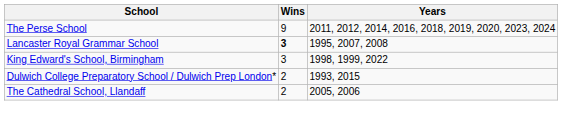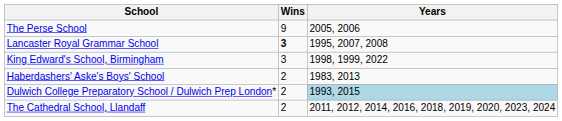(432, 28) 2011, 2012, 2014, 2016, 2018, 2019, 2020, 2023, 2024 -> (335, 28) 2005, 2006
+ row: (85, 76)
(335, 76) no background -> (335, 92) lightblue background
(335, 92) 2005, 2006 -> (432, 108) 2011, 2012, 2014, 2016, 2018, 2019, 2020, 2023, 2024
